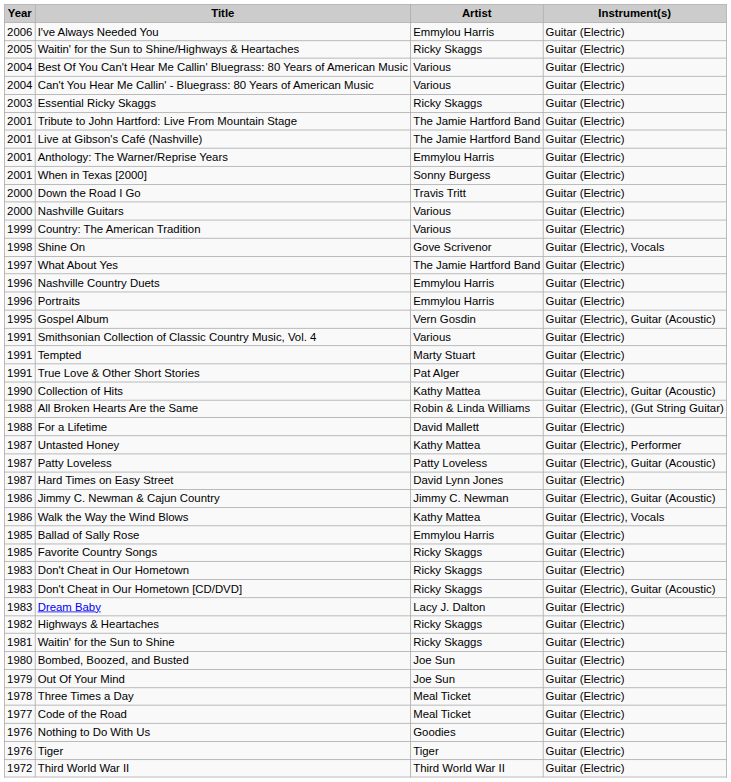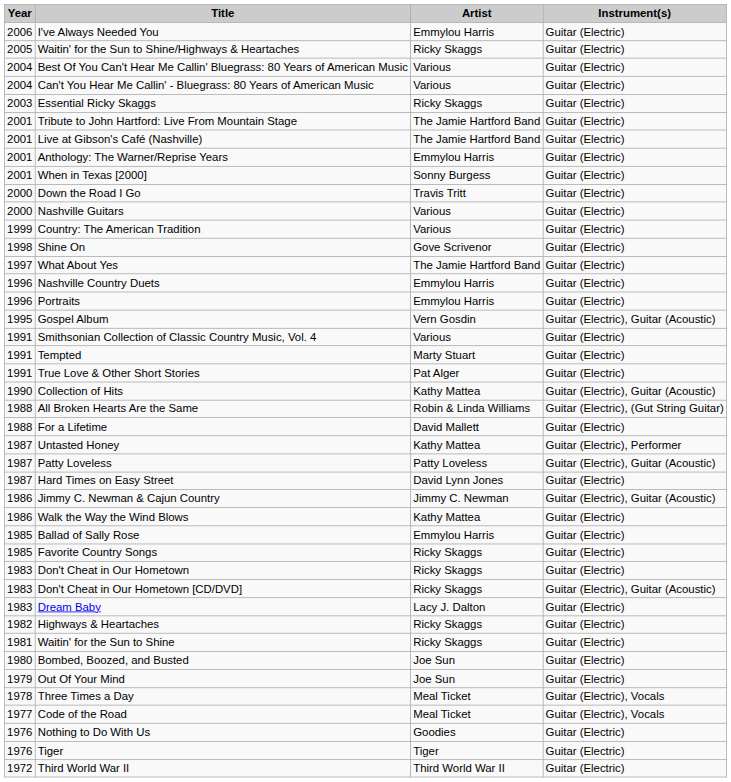(605, 247) Guitar (Electric), Vocals -> (585, 247) Guitar (Electric)
(605, 517) Guitar (Electric), Vocals -> (585, 517) Guitar (Electric)
(585, 697) Guitar (Electric) -> (605, 697) Guitar (Electric), Vocals
(585, 715) Guitar (Electric) -> (605, 715) Guitar (Electric), Vocals
